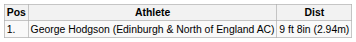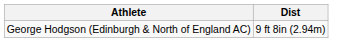- column: (16, 12)
